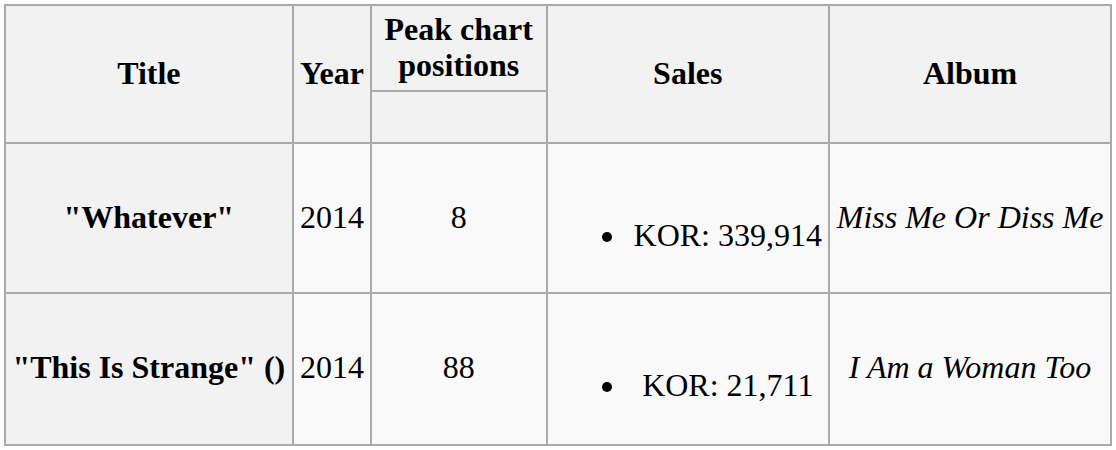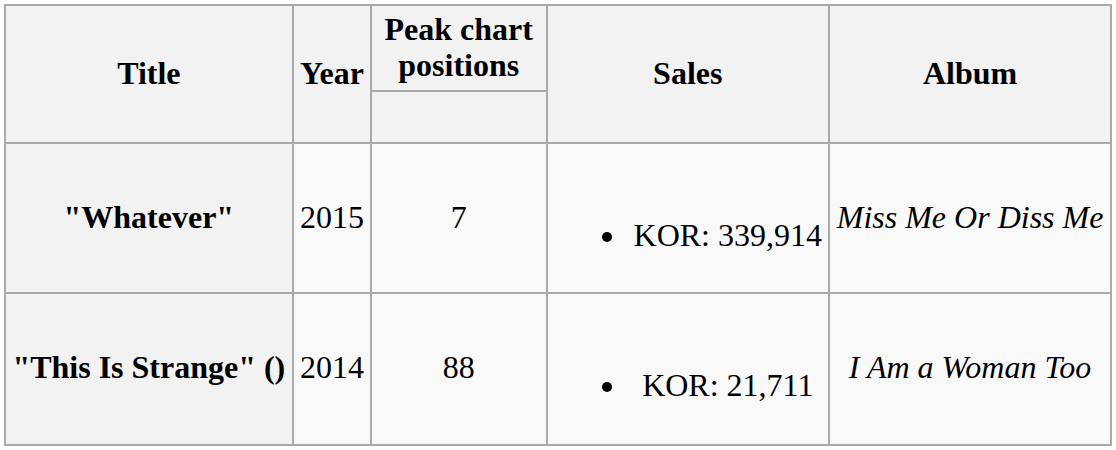(332, 217) 2014 -> (332, 217) 2015
(459, 217) 8 -> (459, 217) 7
